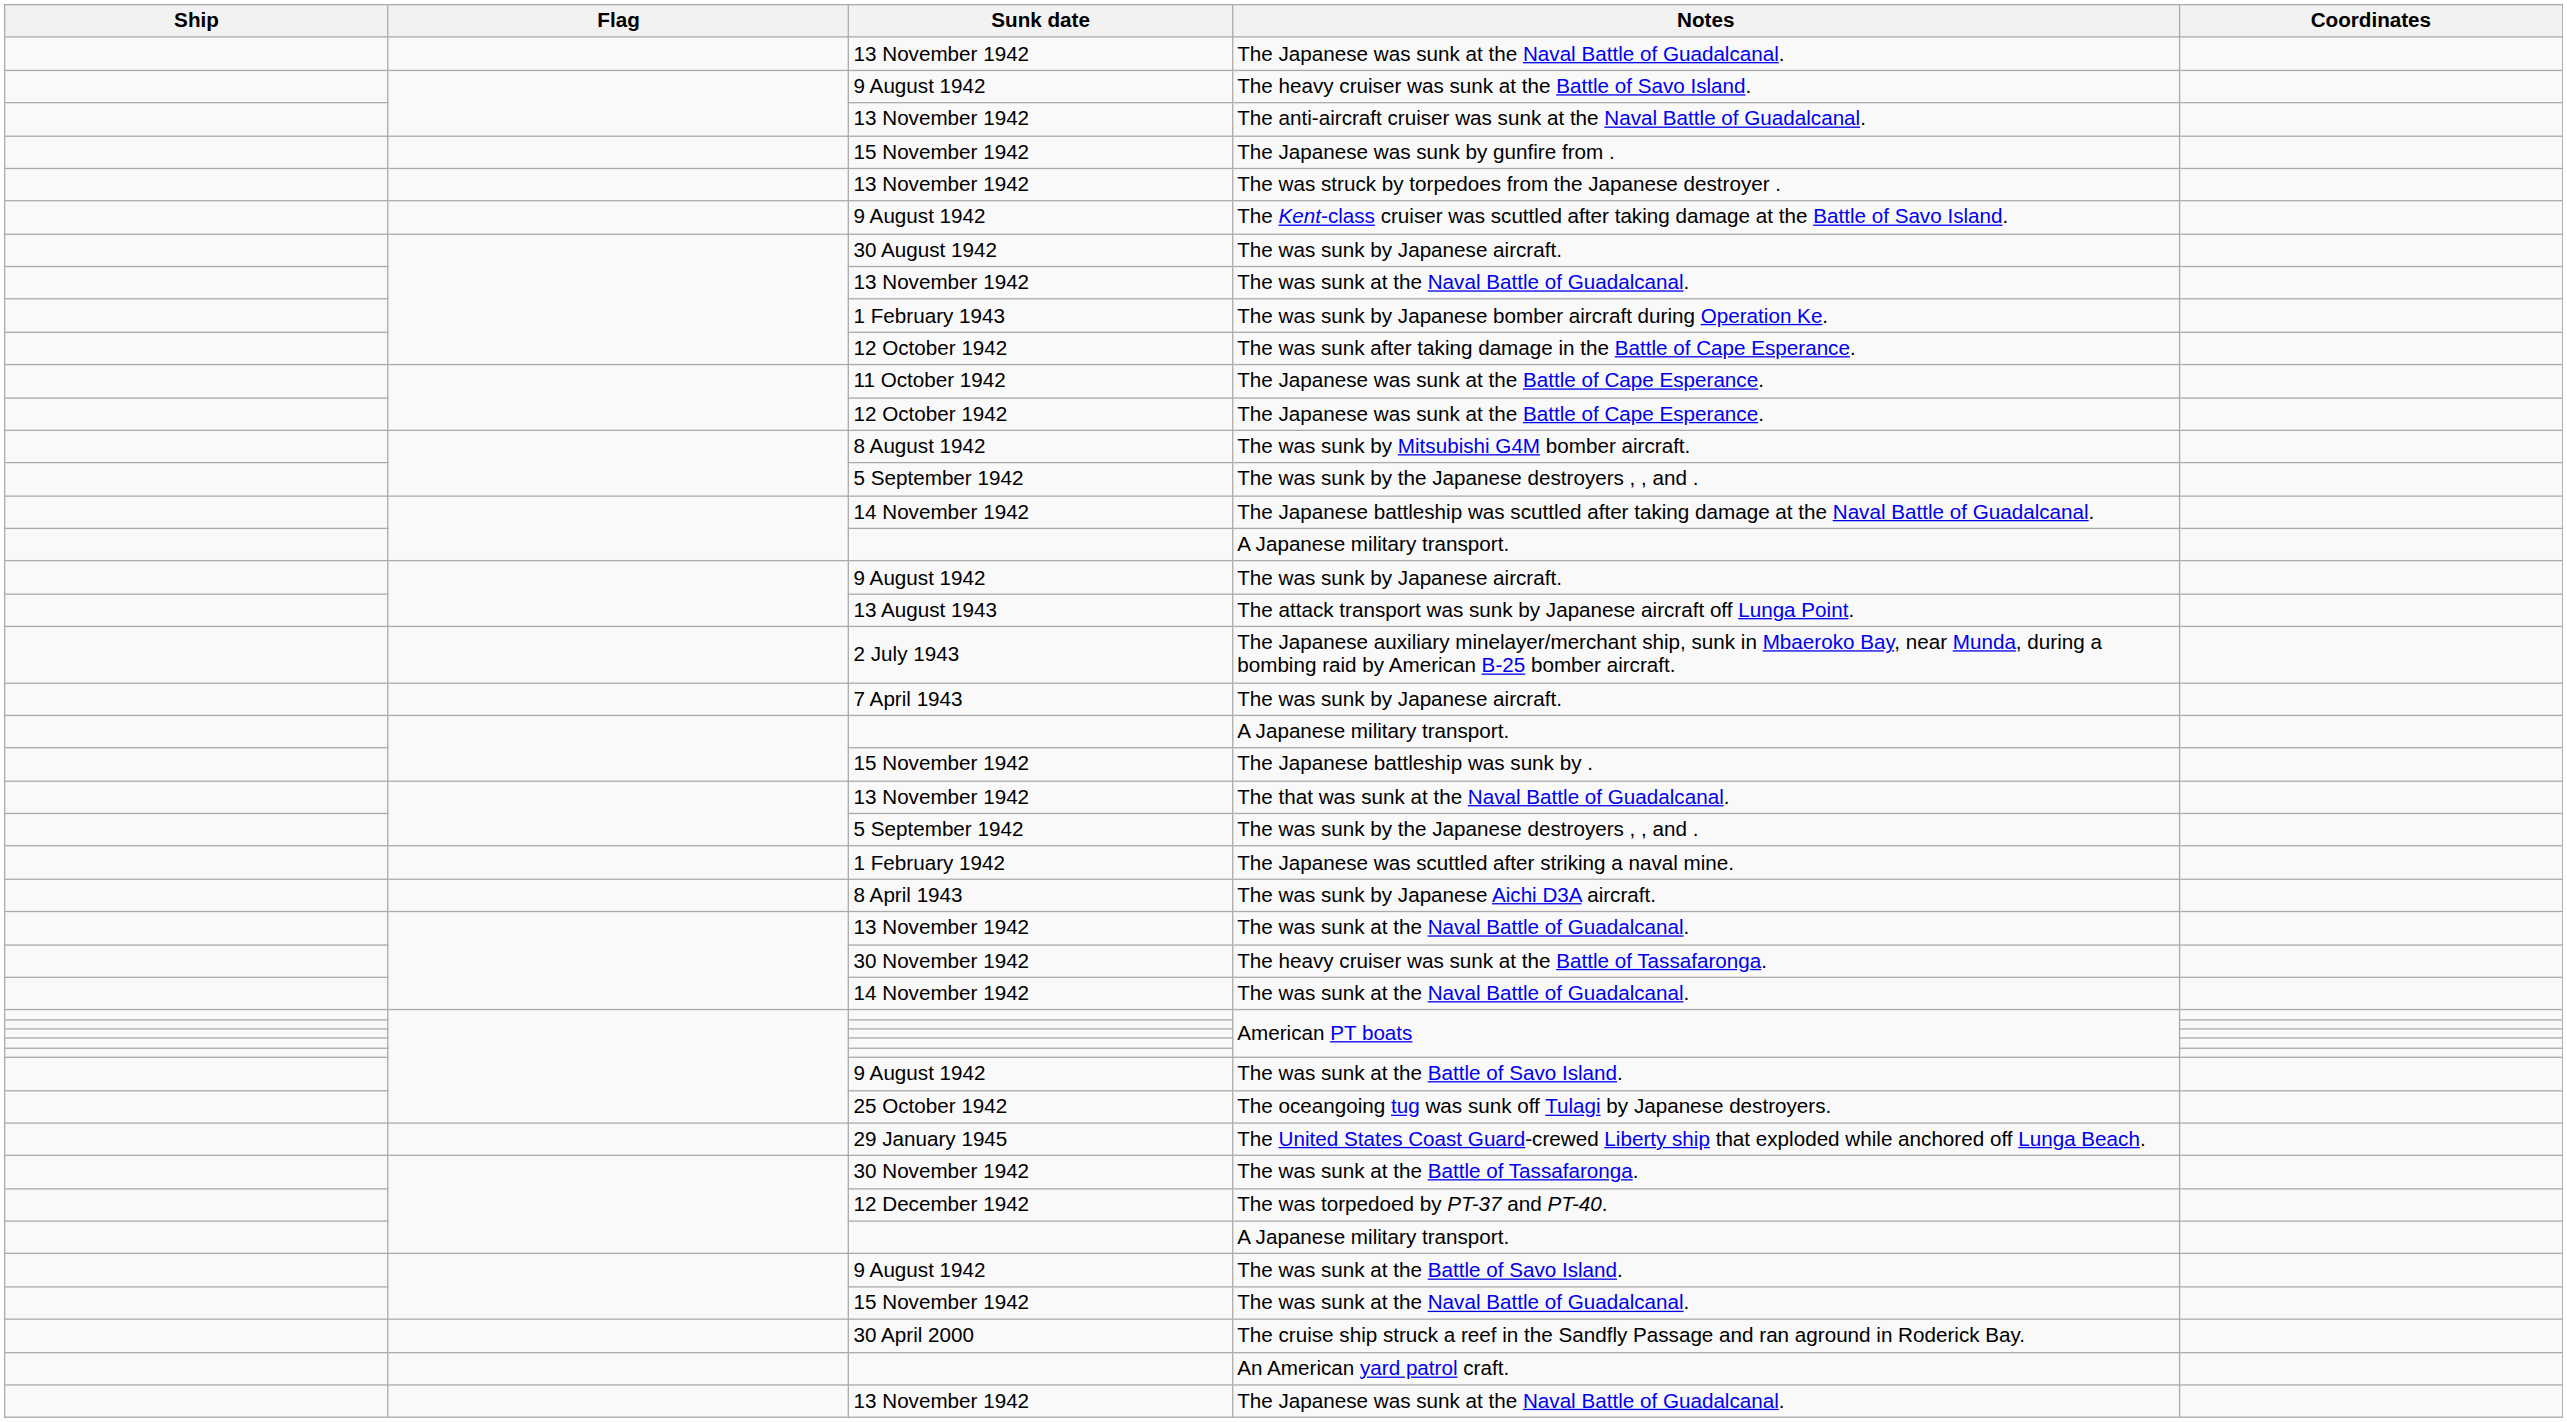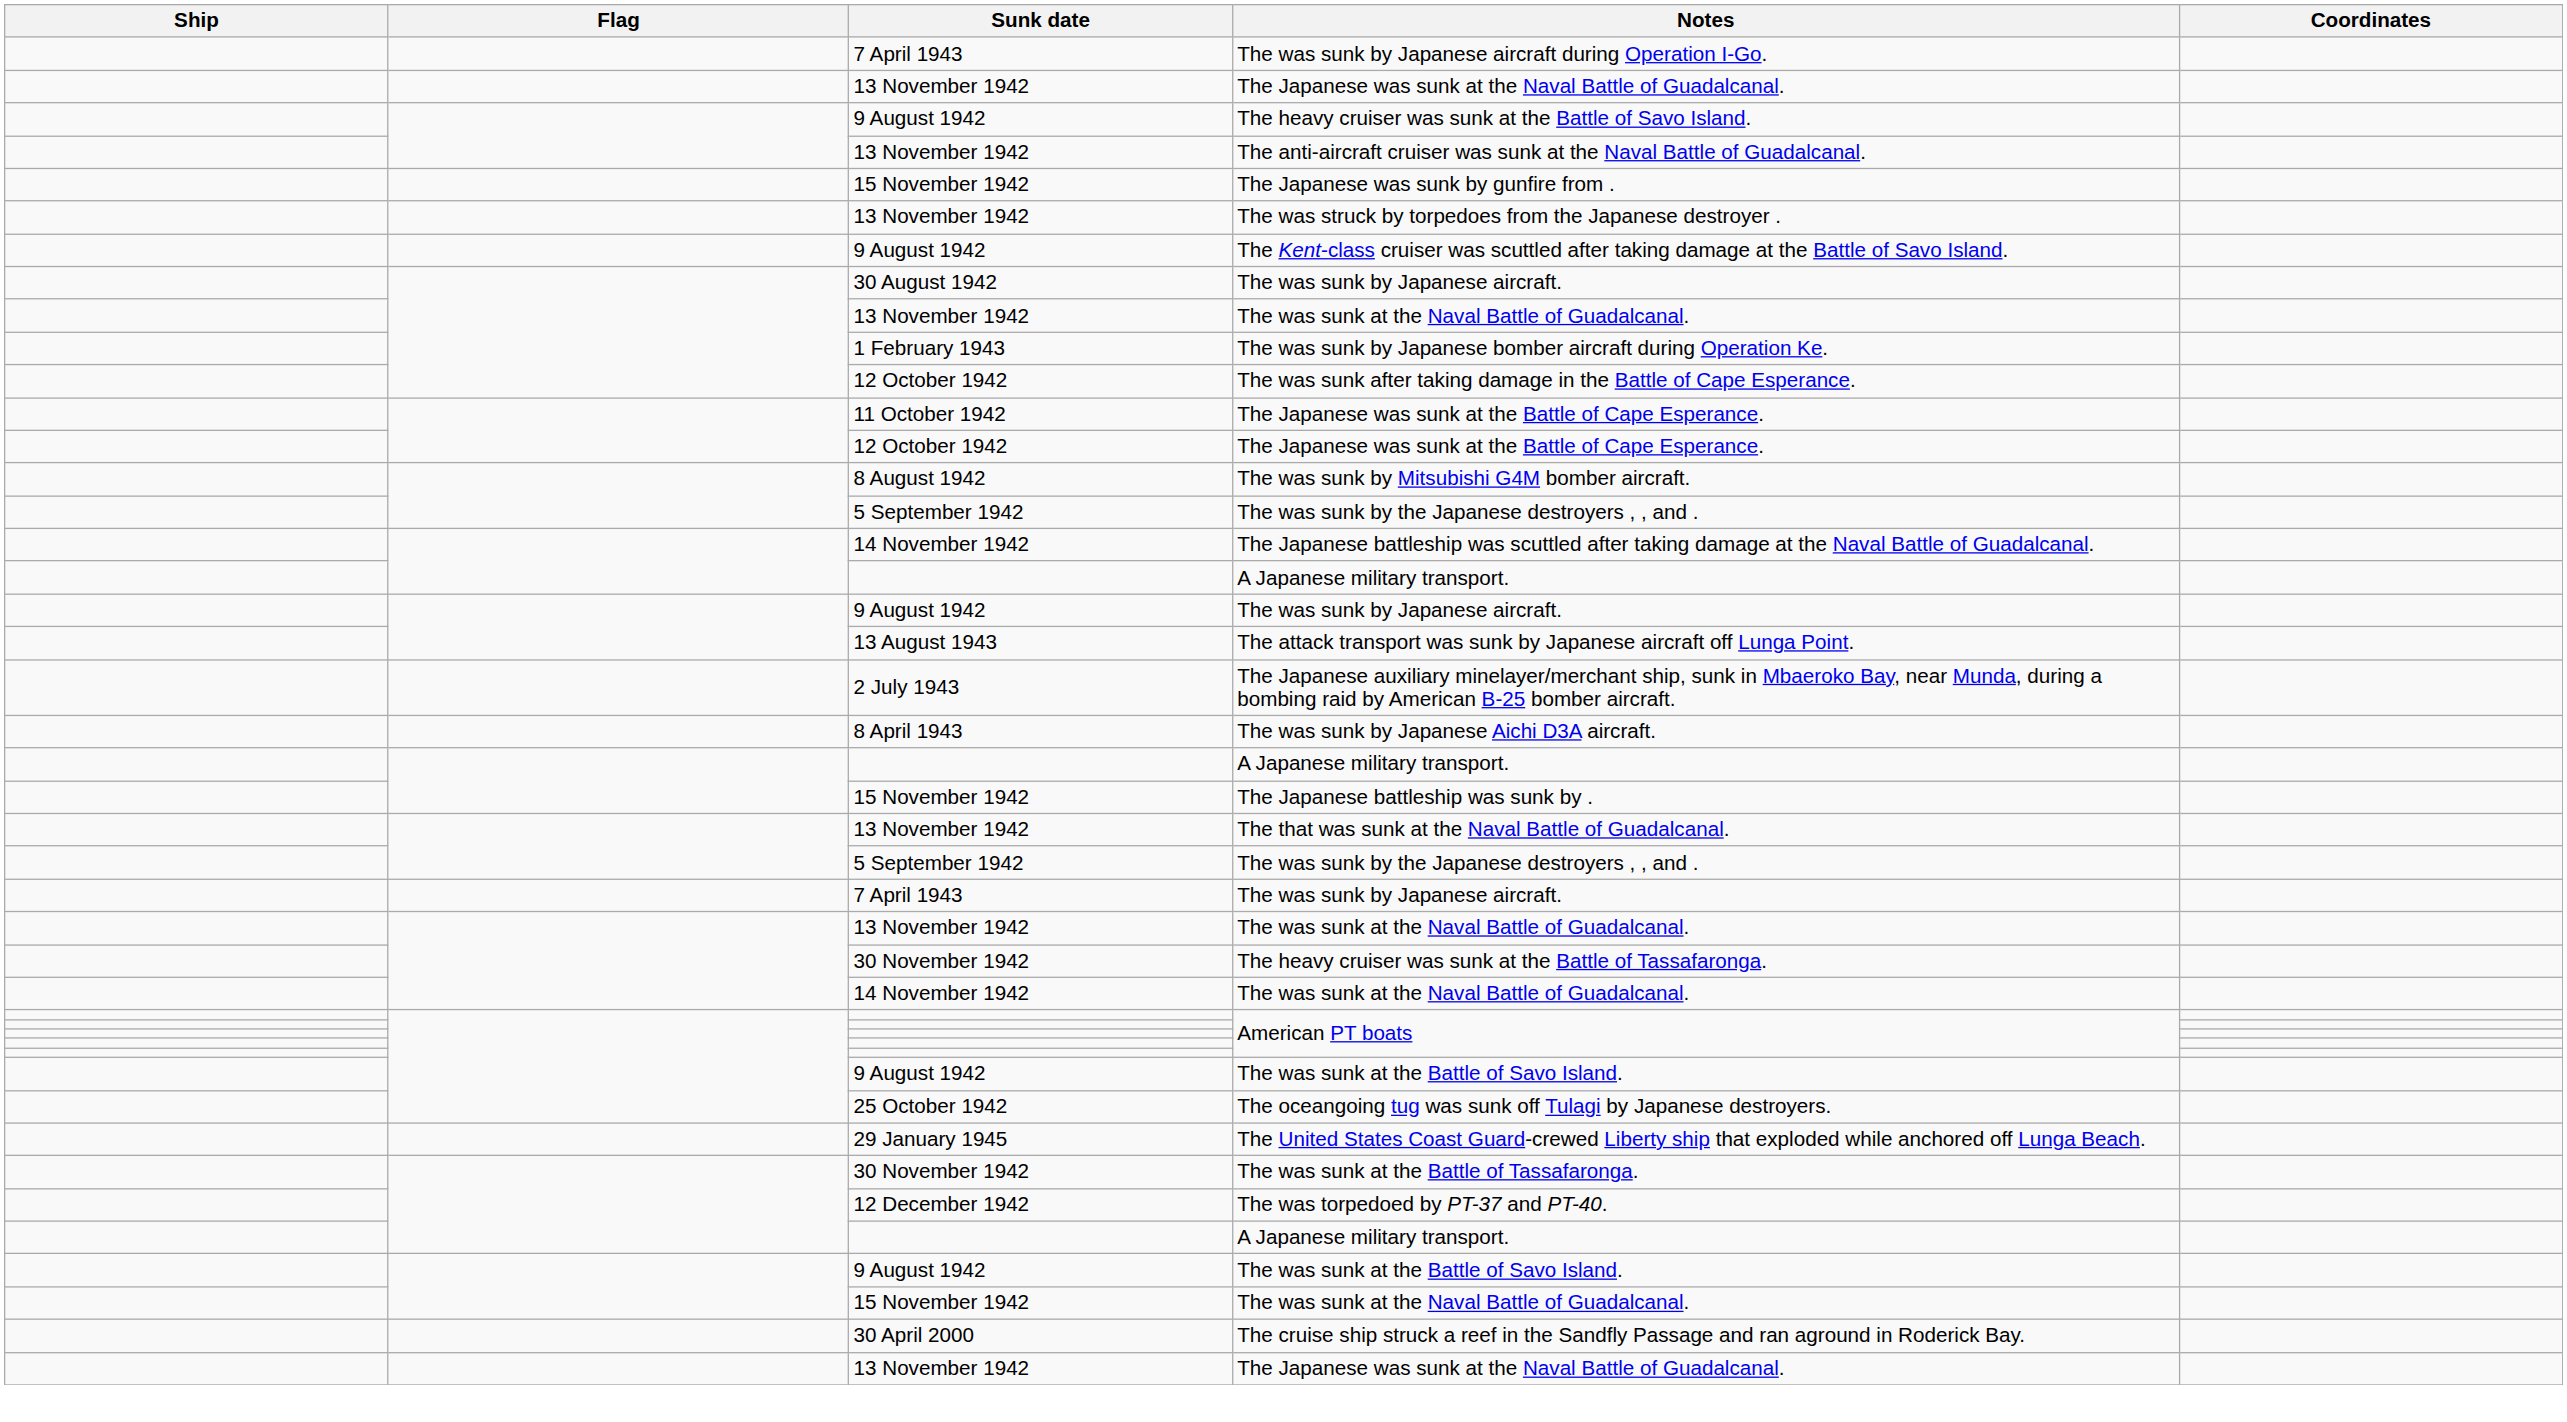+ row: (908, 53)
rows swapped: (908, 895) <-> (908, 698)
- row: (929, 862)
- row: (1041, 1368)
